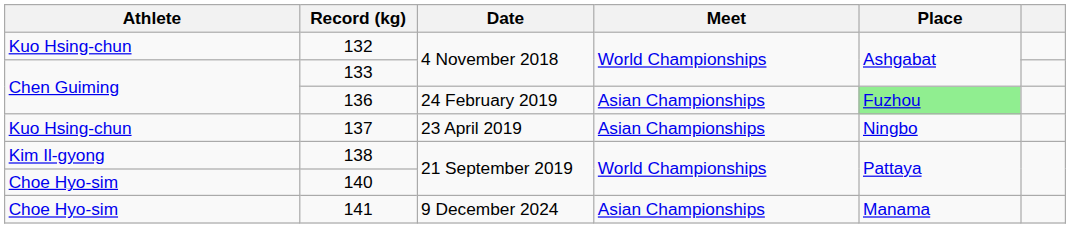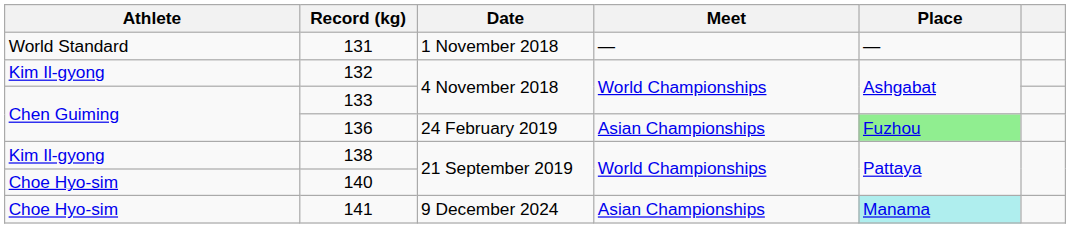+ row: (358, 46)
(70, 46) Kuo Hsing-chun -> (57, 73) Kim Il-gyong
- row: (358, 128)
(897, 210) no background -> (897, 210) paleturquoise background
